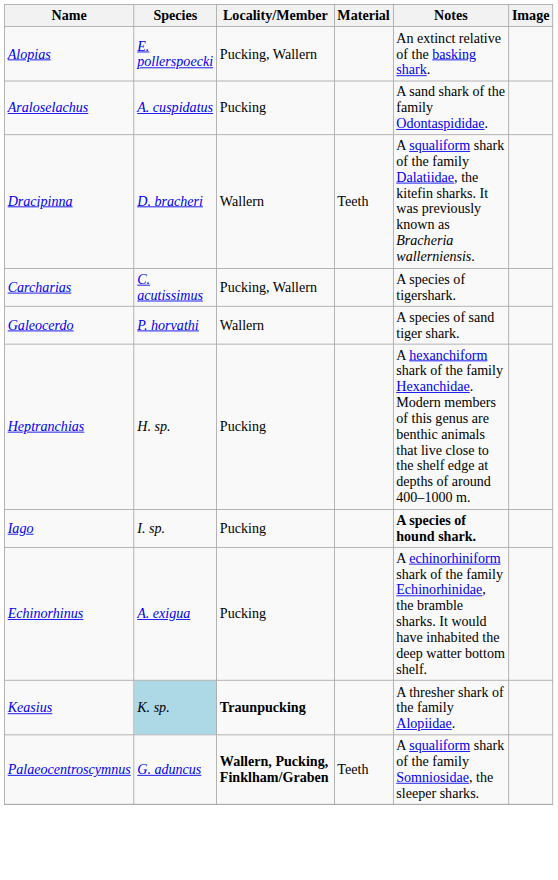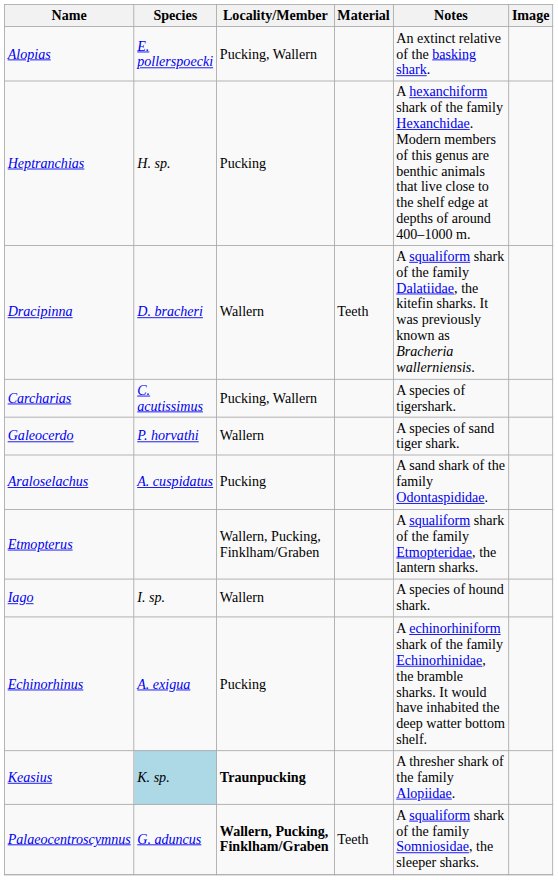rows swapped: (48, 107) <-> (46, 426)
+ row: (40, 544)
(243, 528) Pucking -> (242, 598) Wallern
(436, 528) bold -> (450, 598) normal
